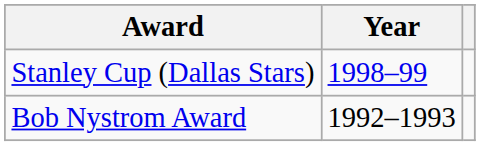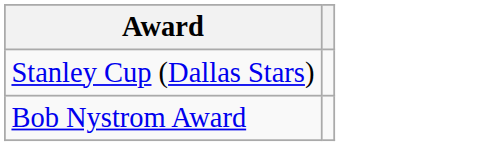- column: (392, 27)
